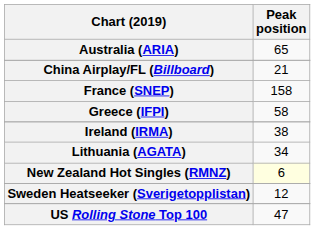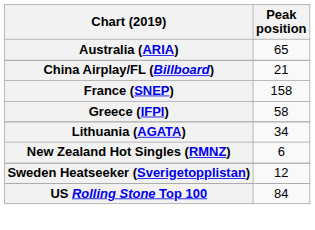- row: (129, 132)
(281, 173) lightyellow background -> (281, 152) no background
(281, 214) 47 -> (281, 193) 84
